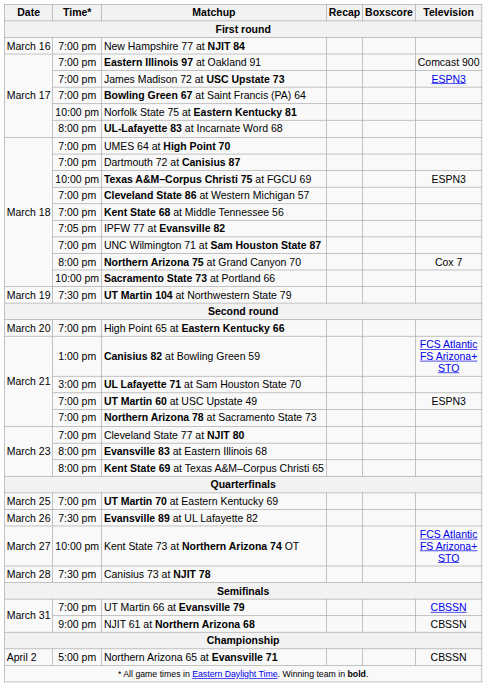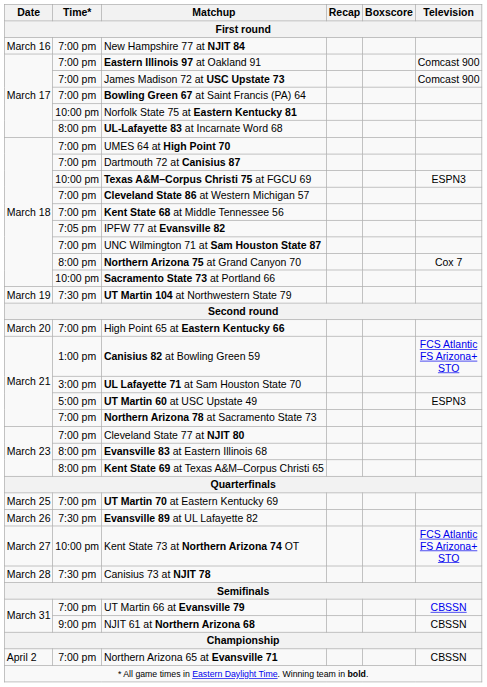(449, 79) ESPN3 -> (449, 79) Comcast 900
(77, 402) 7:00 pm -> (77, 402) 5:00 pm
(77, 657) 5:00 pm -> (77, 657) 7:00 pm
